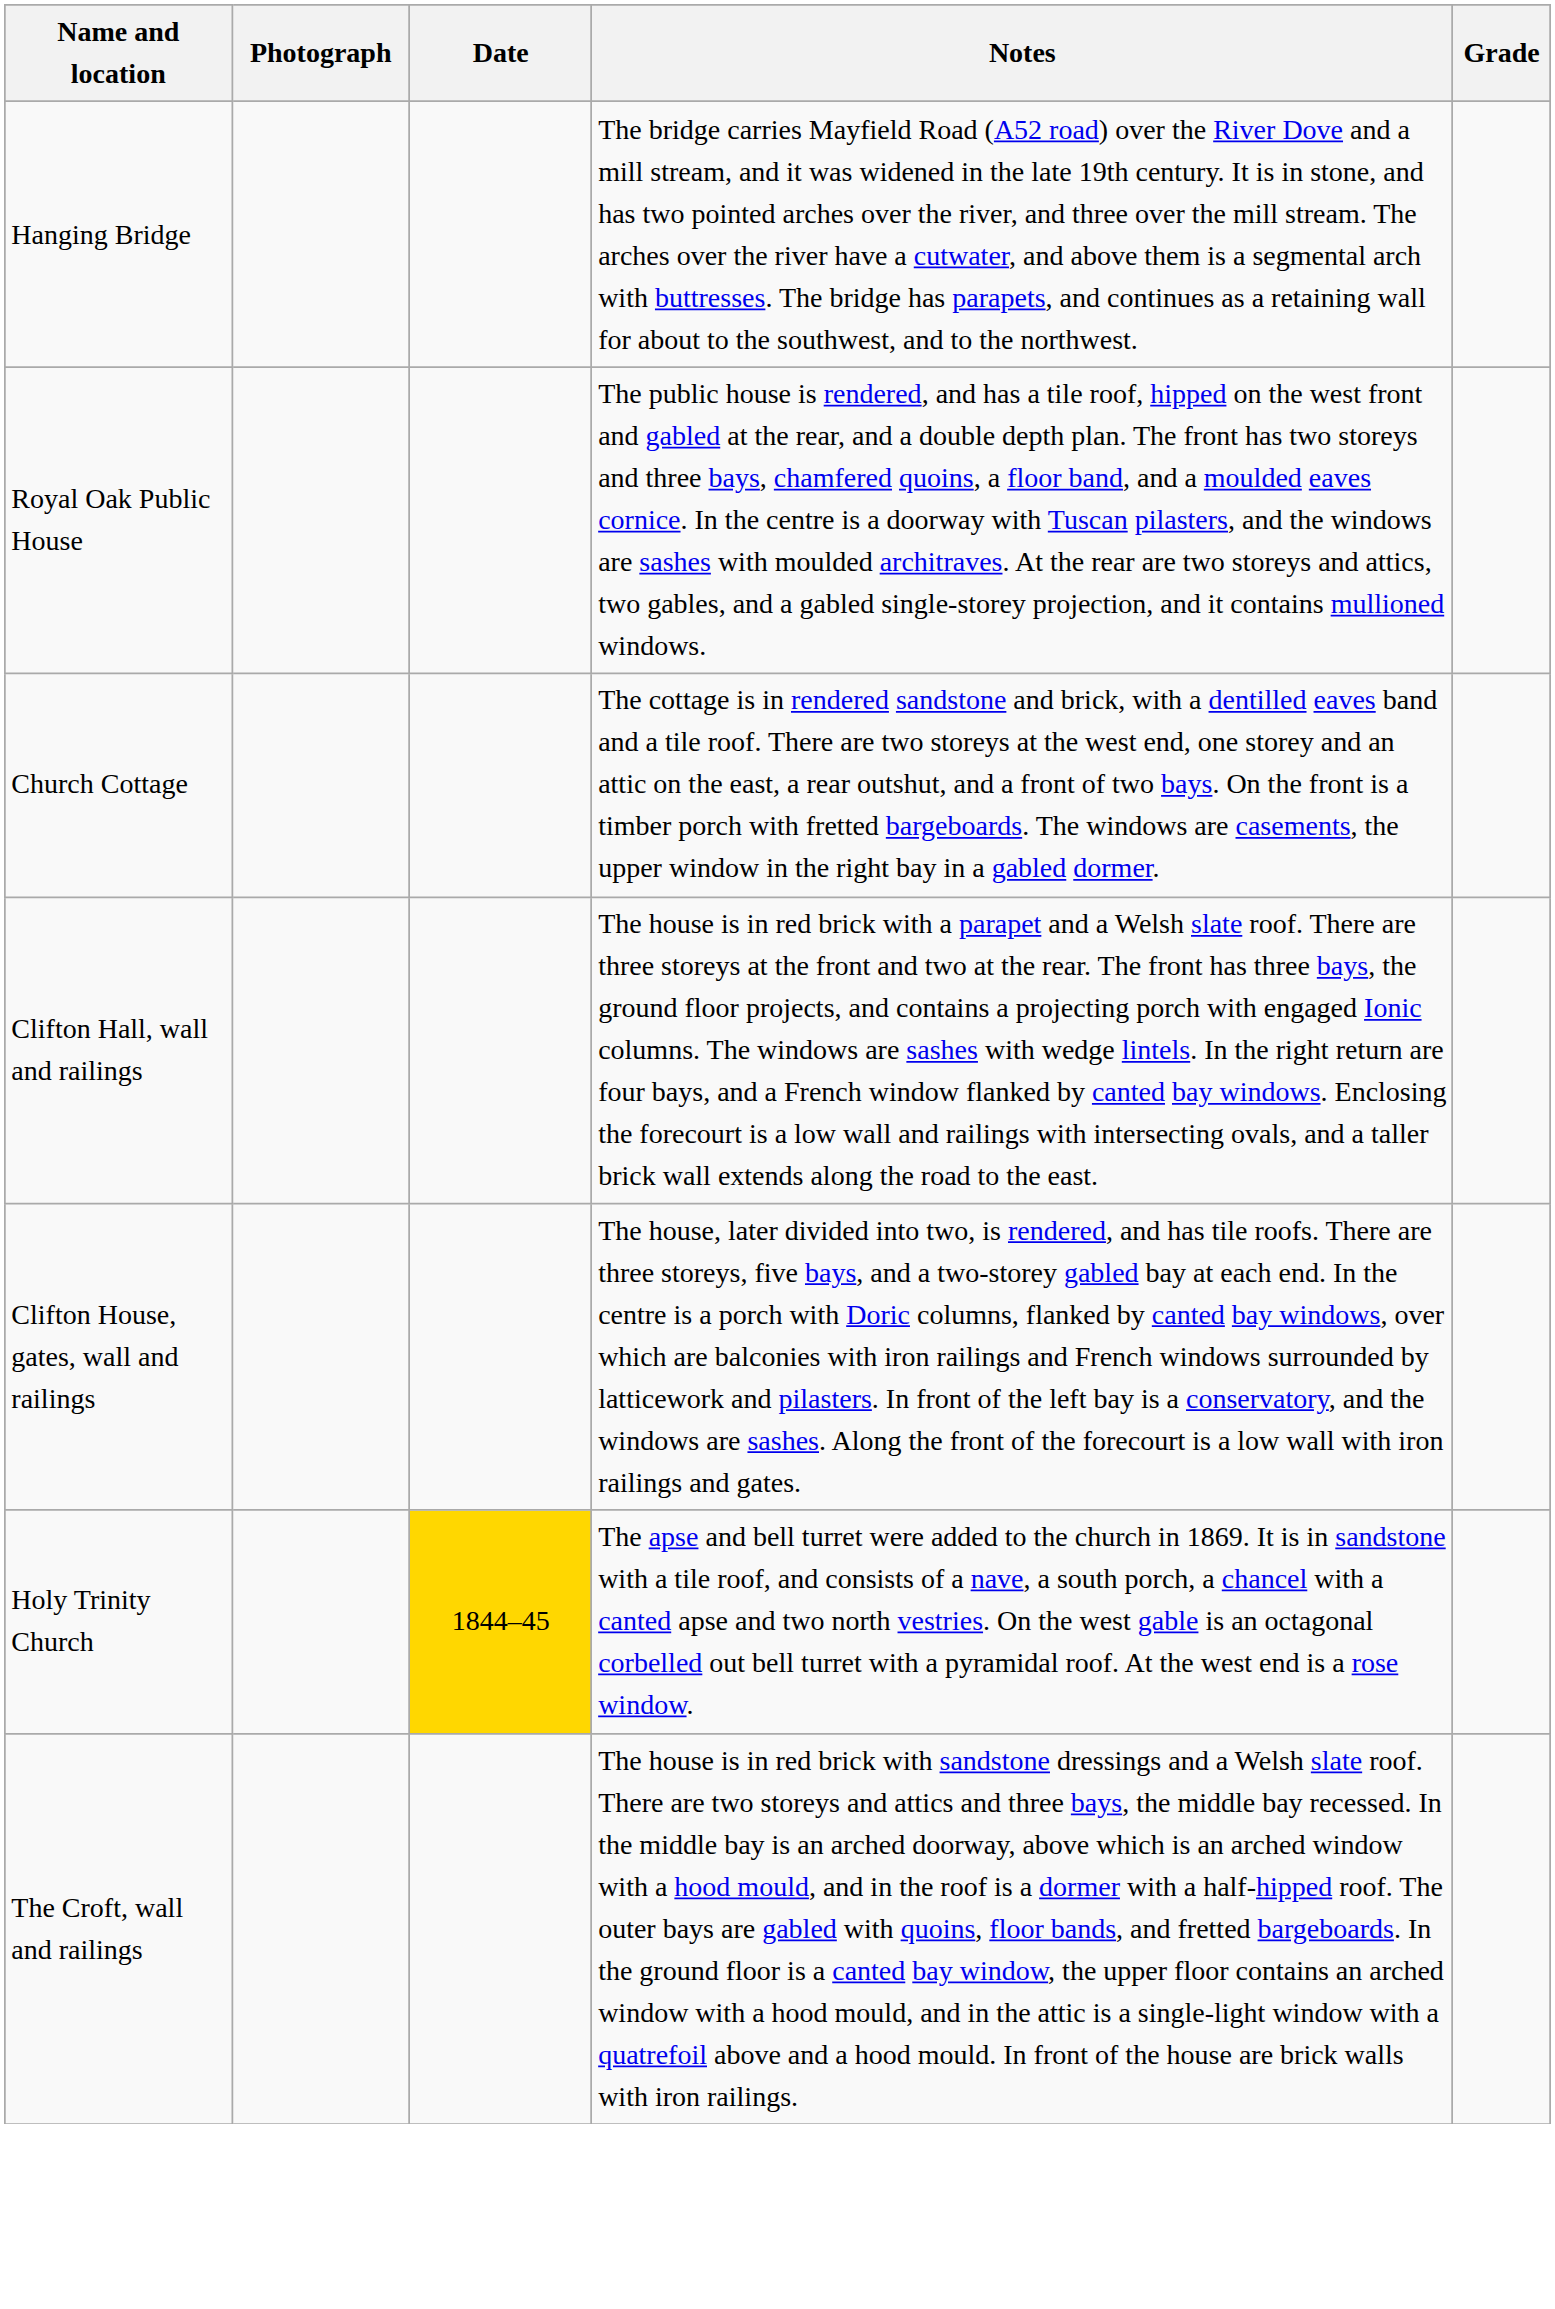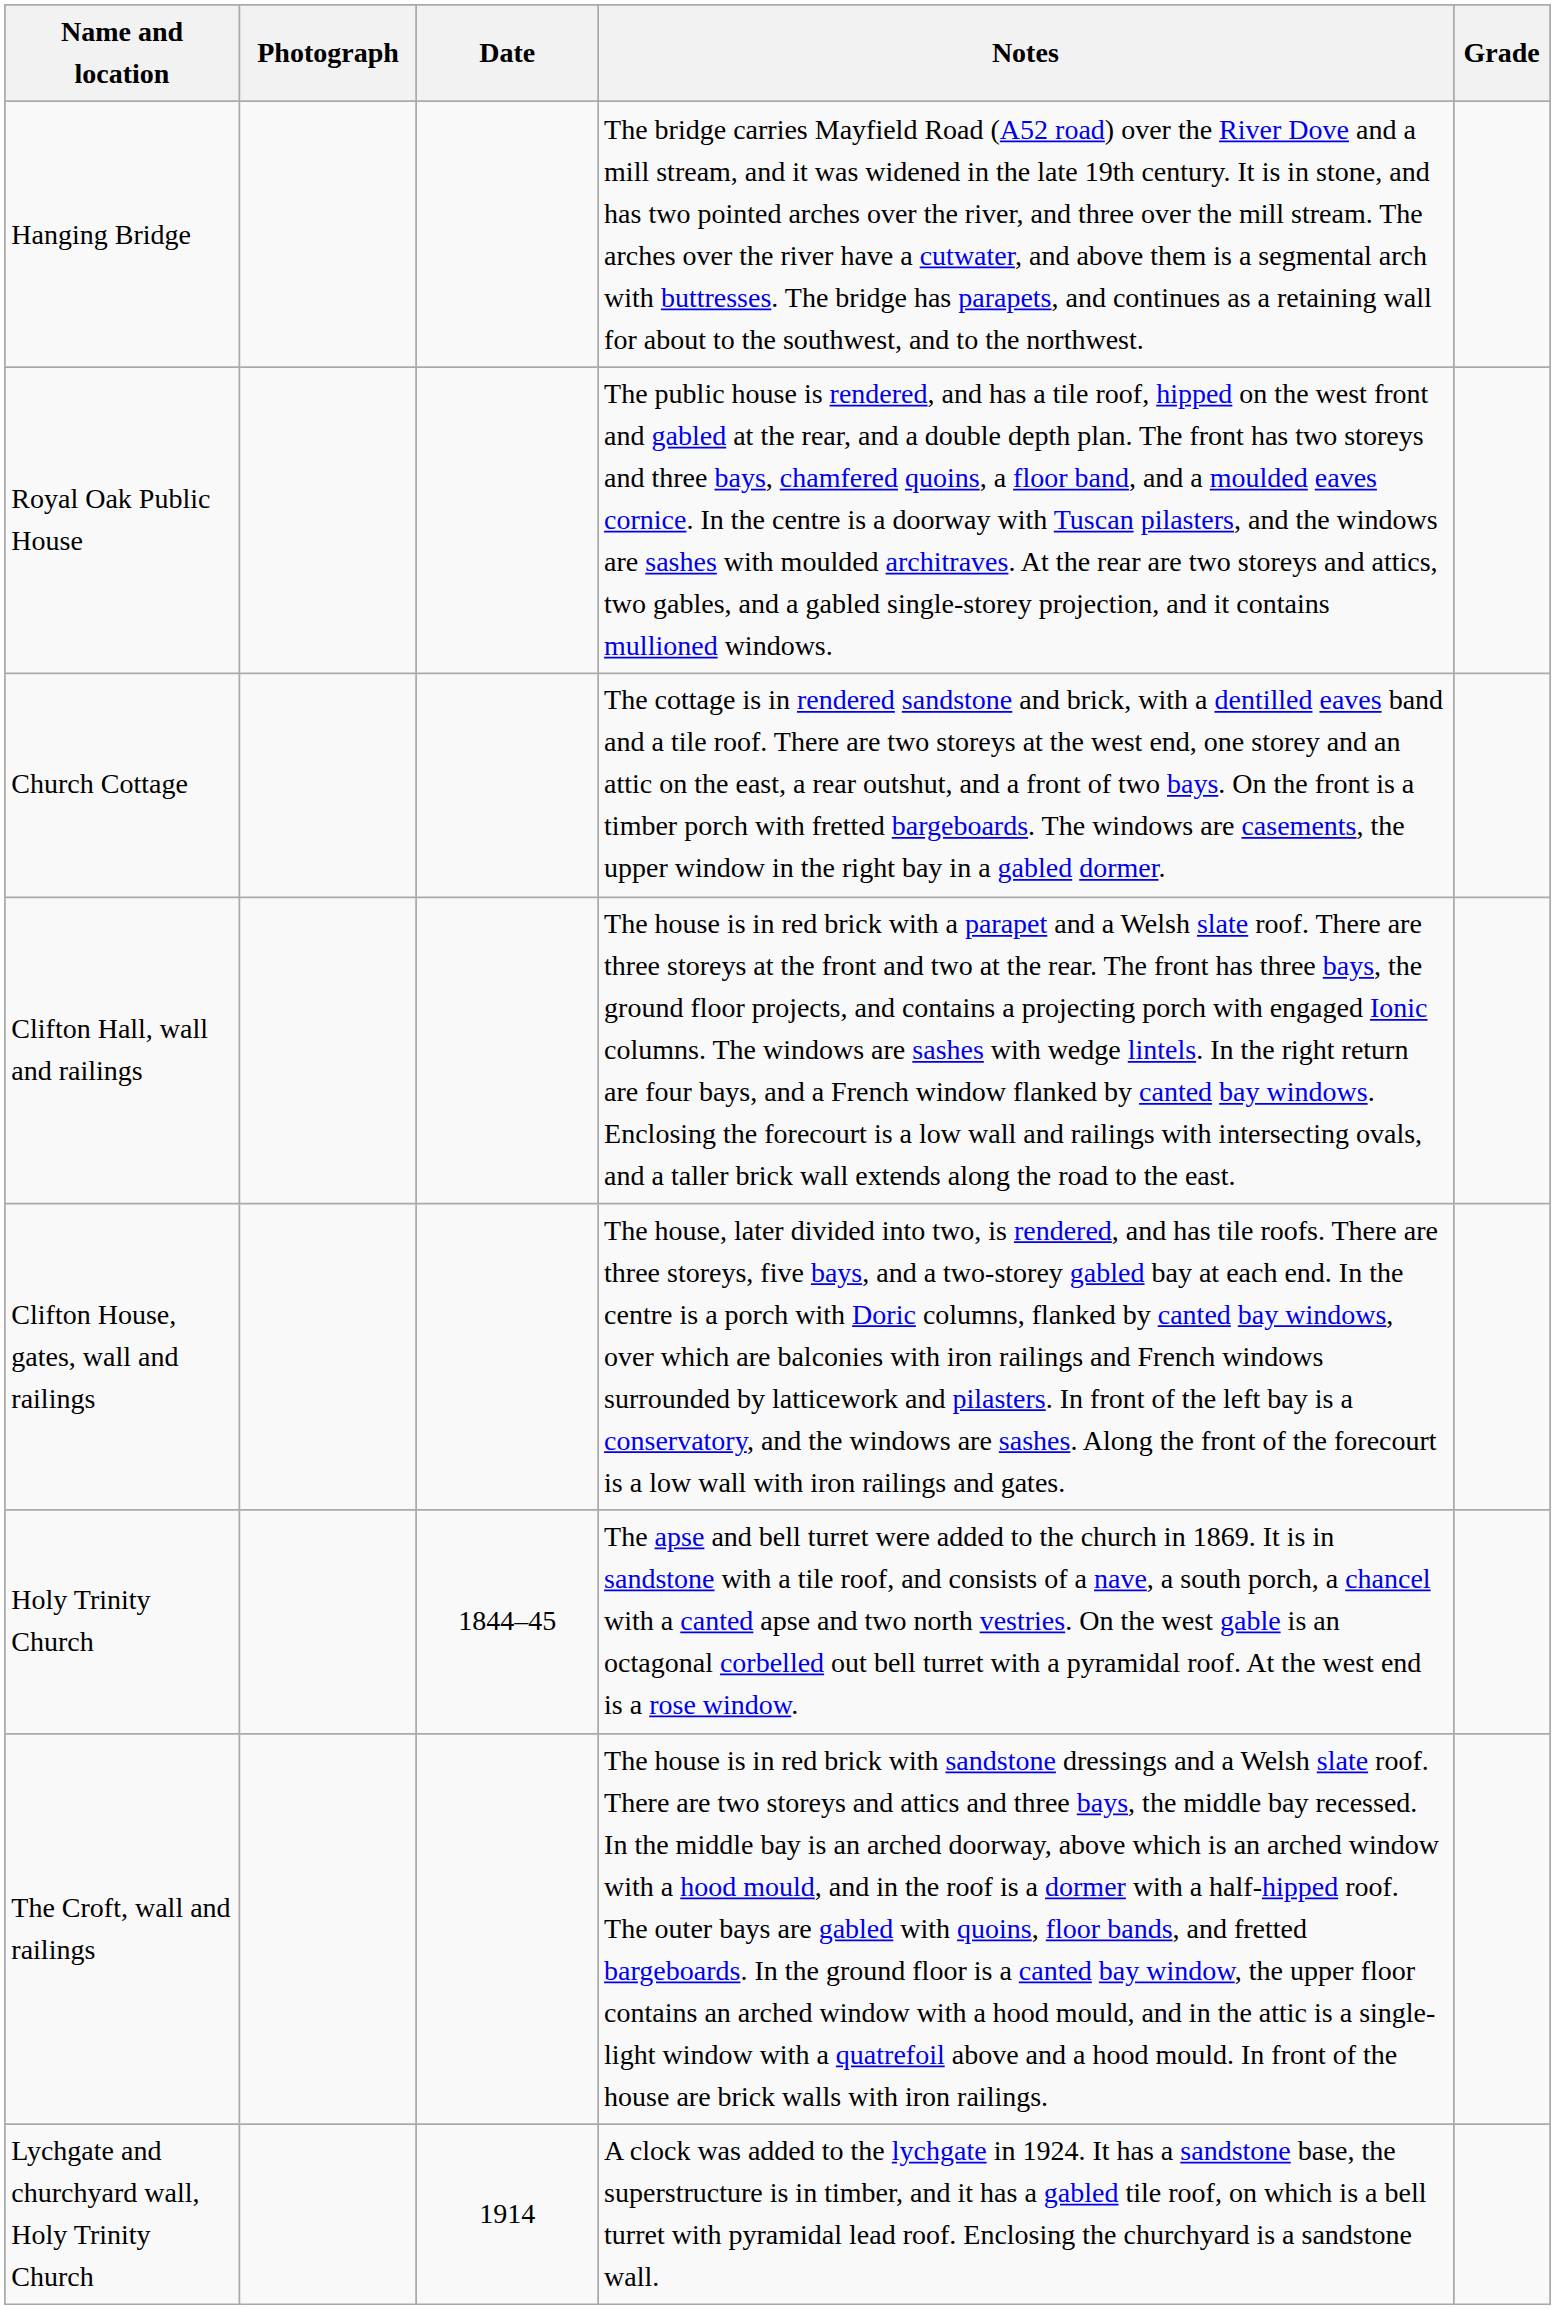(501, 1621) gold background -> (507, 1621) no background
+ row: (105, 2214)
